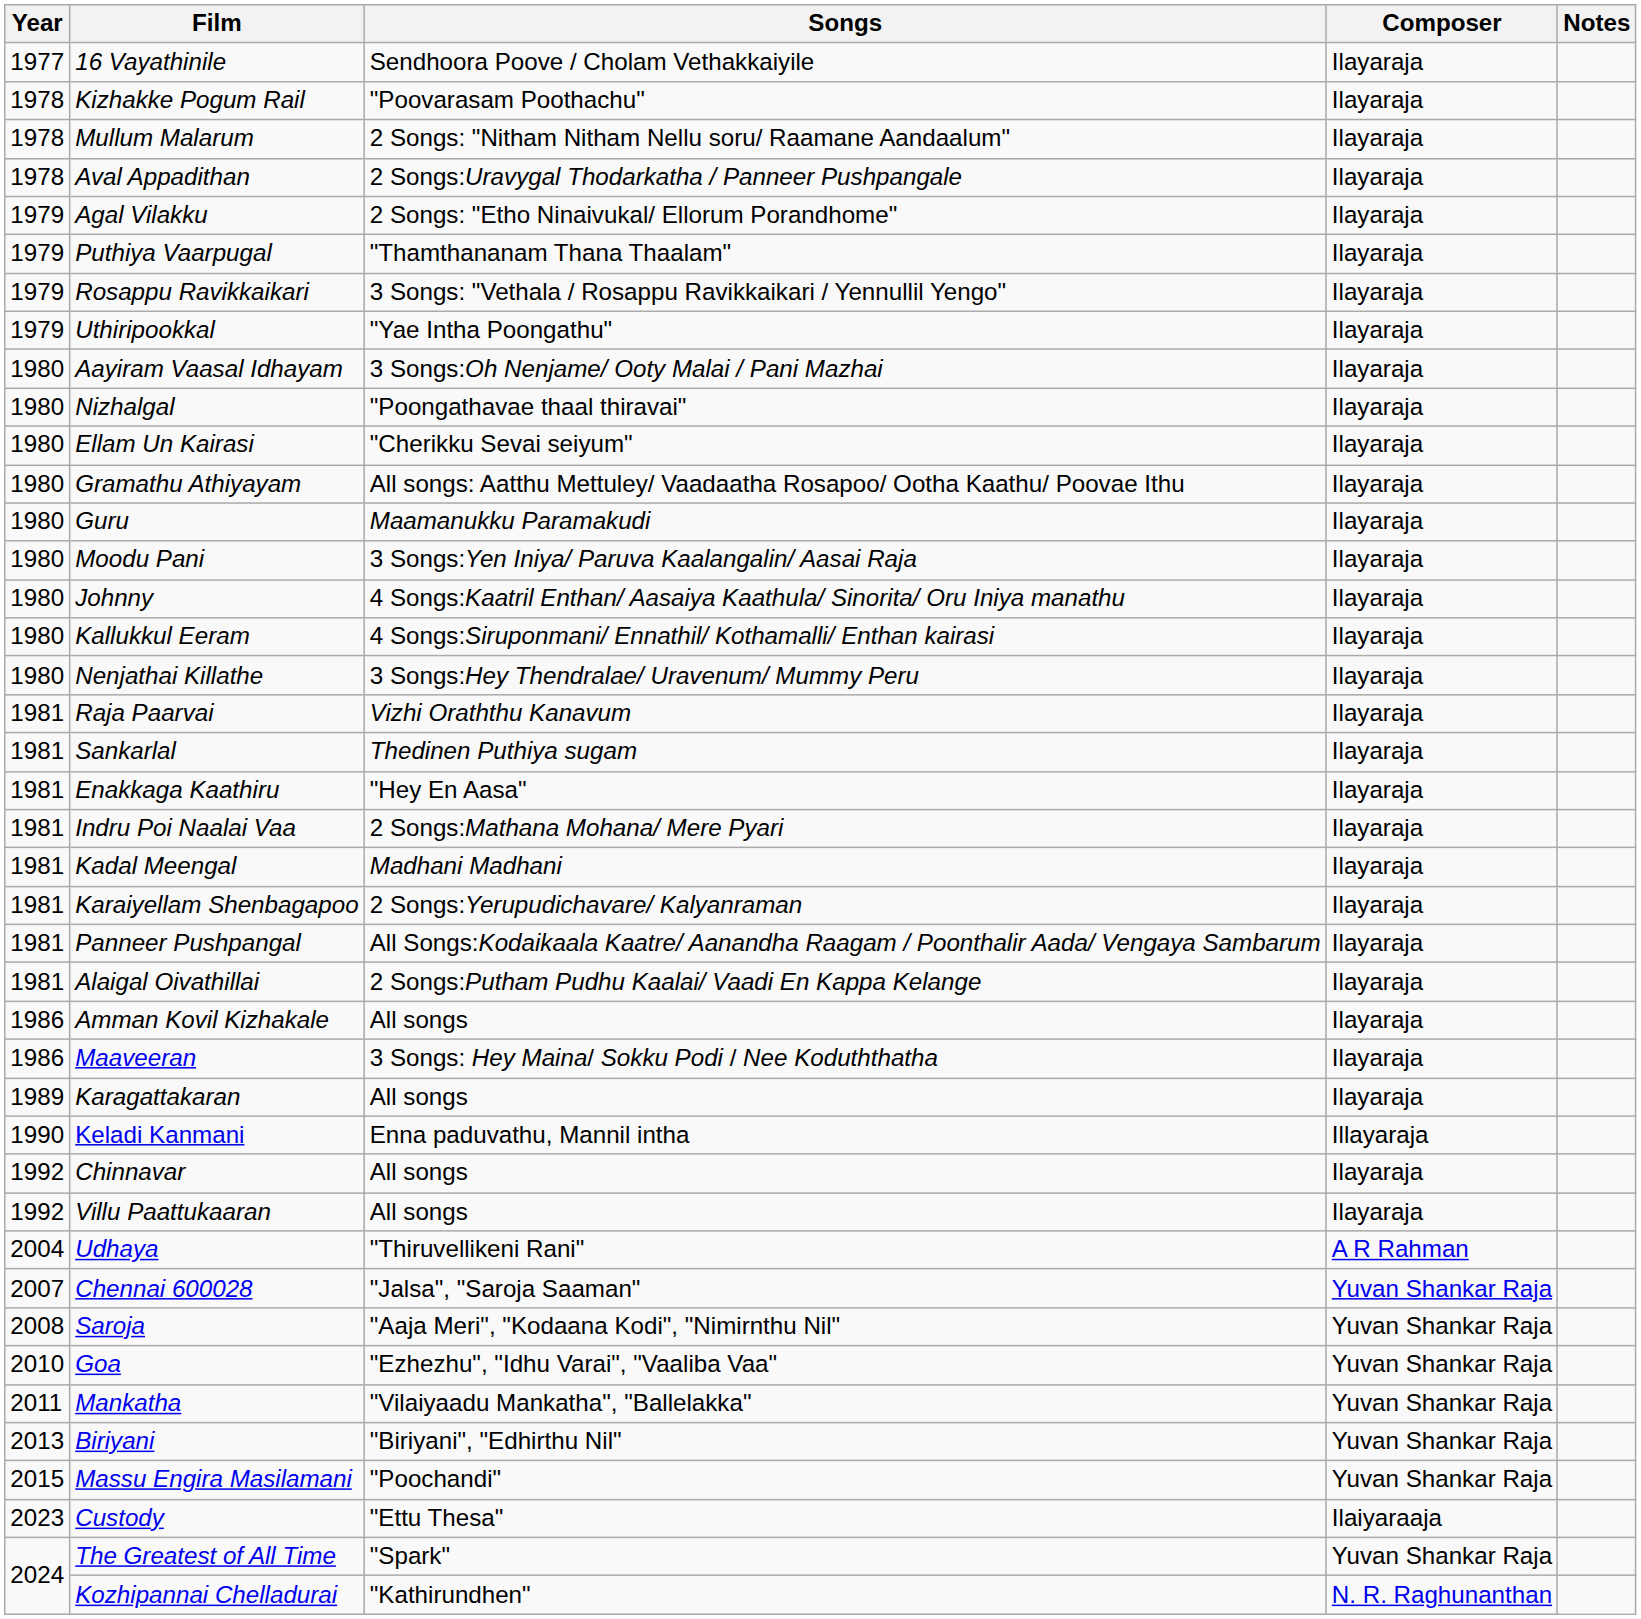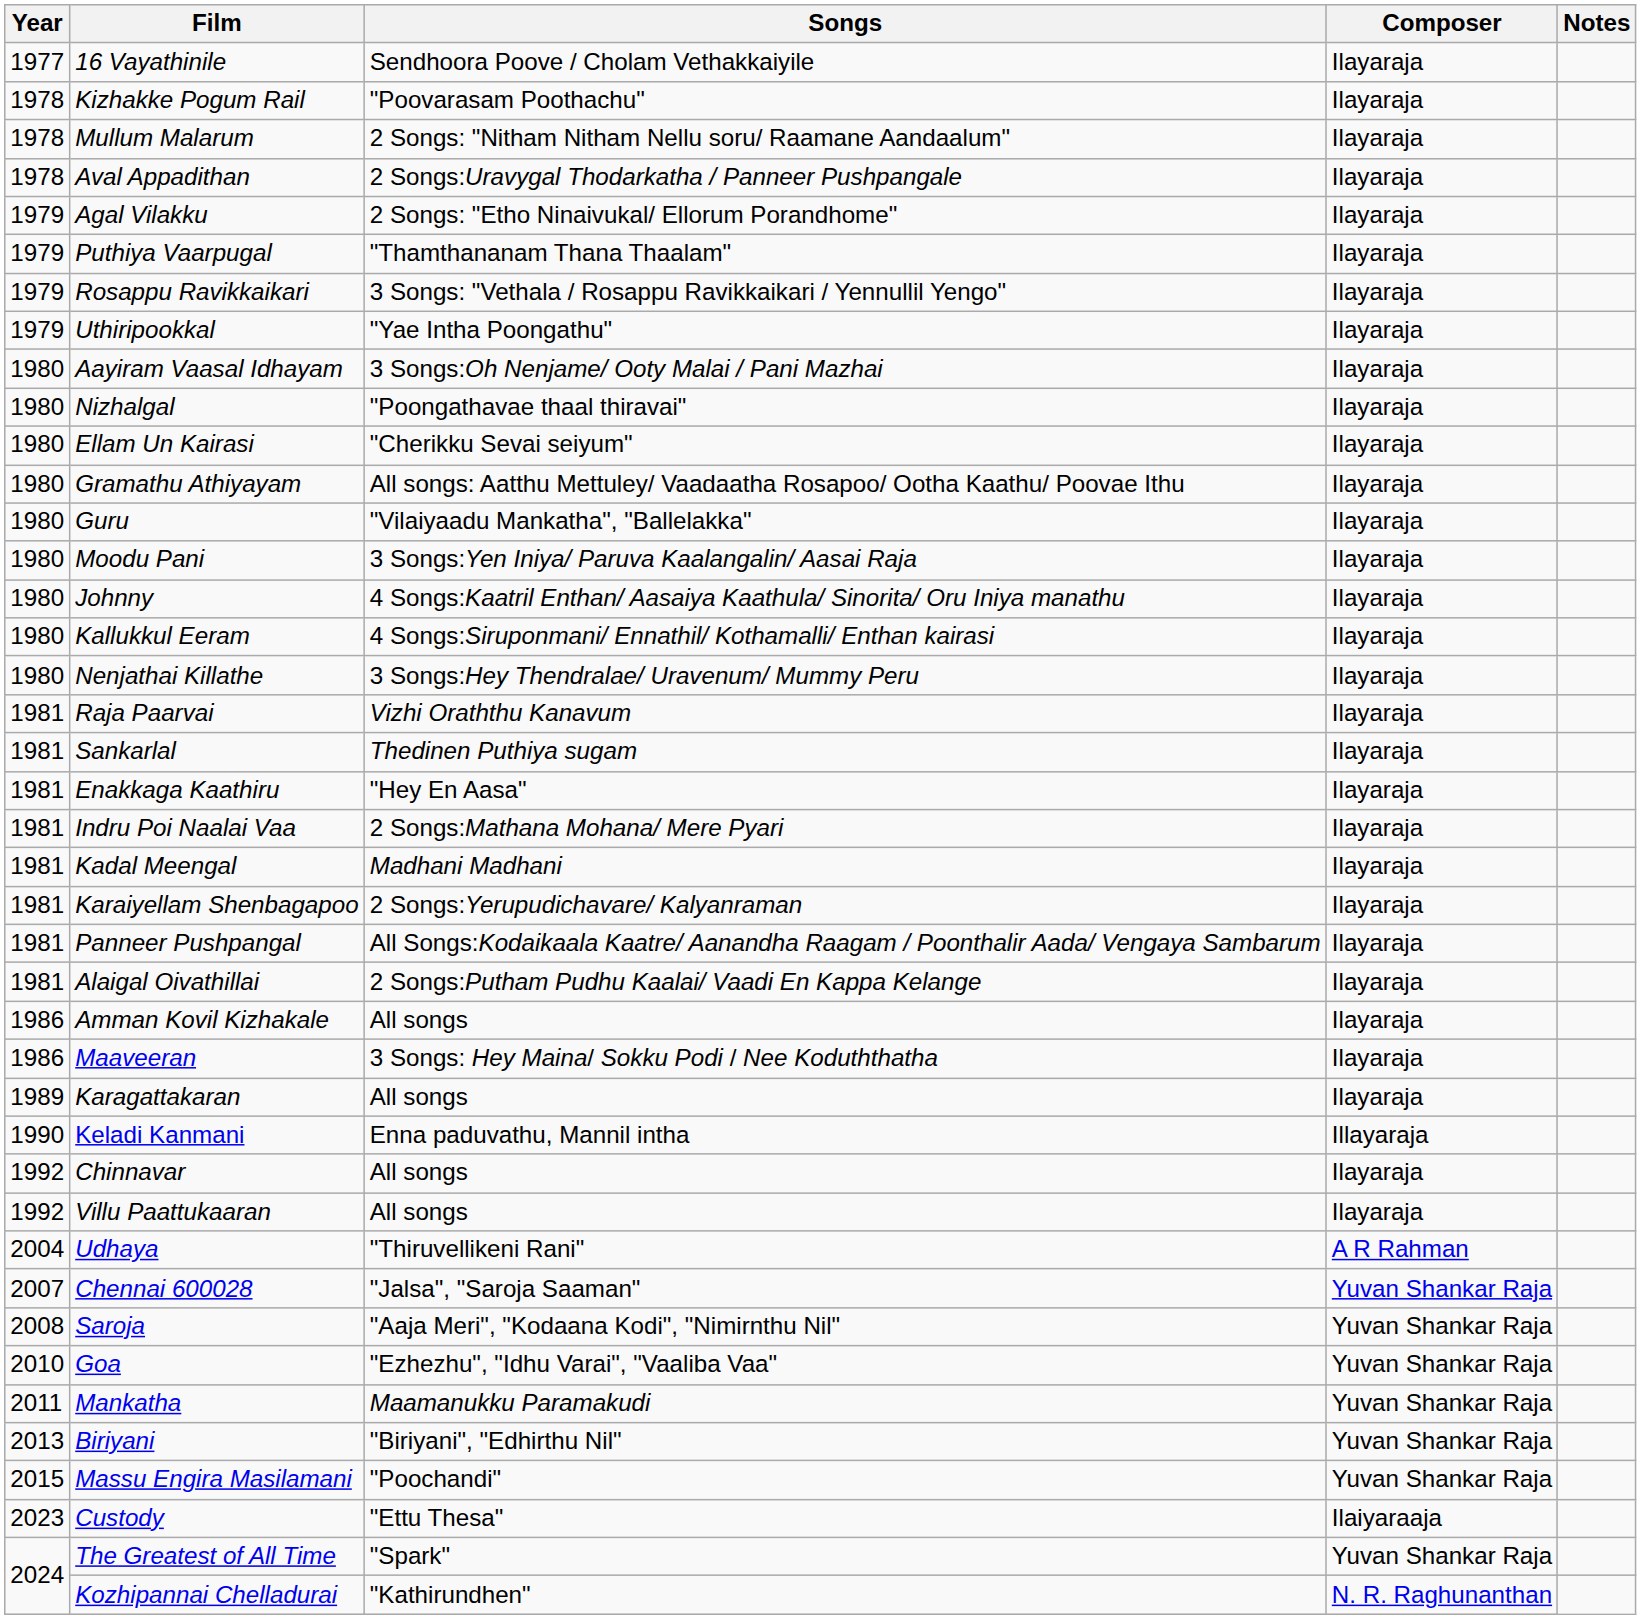(510, 521) Maamanukku Paramakudi -> (561, 521) "Vilaiyaadu Mankatha", "Ballelakka"
(561, 1403) "Vilaiyaadu Mankatha", "Ballelakka" -> (510, 1403) Maamanukku Paramakudi
